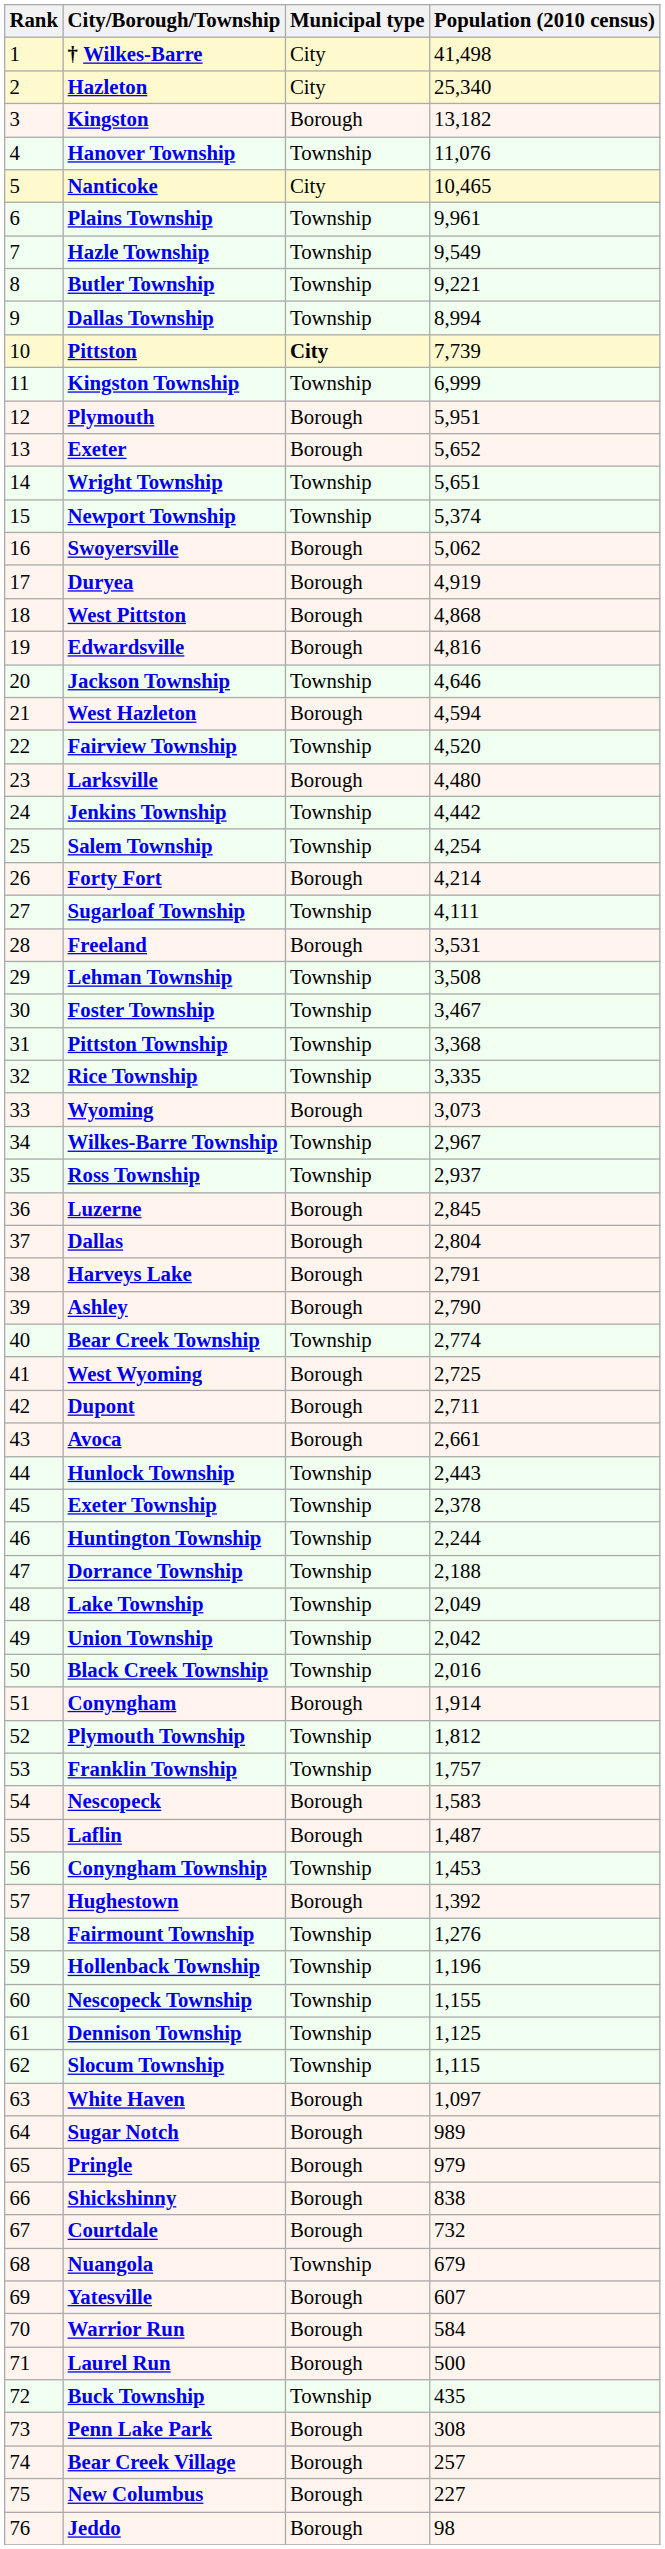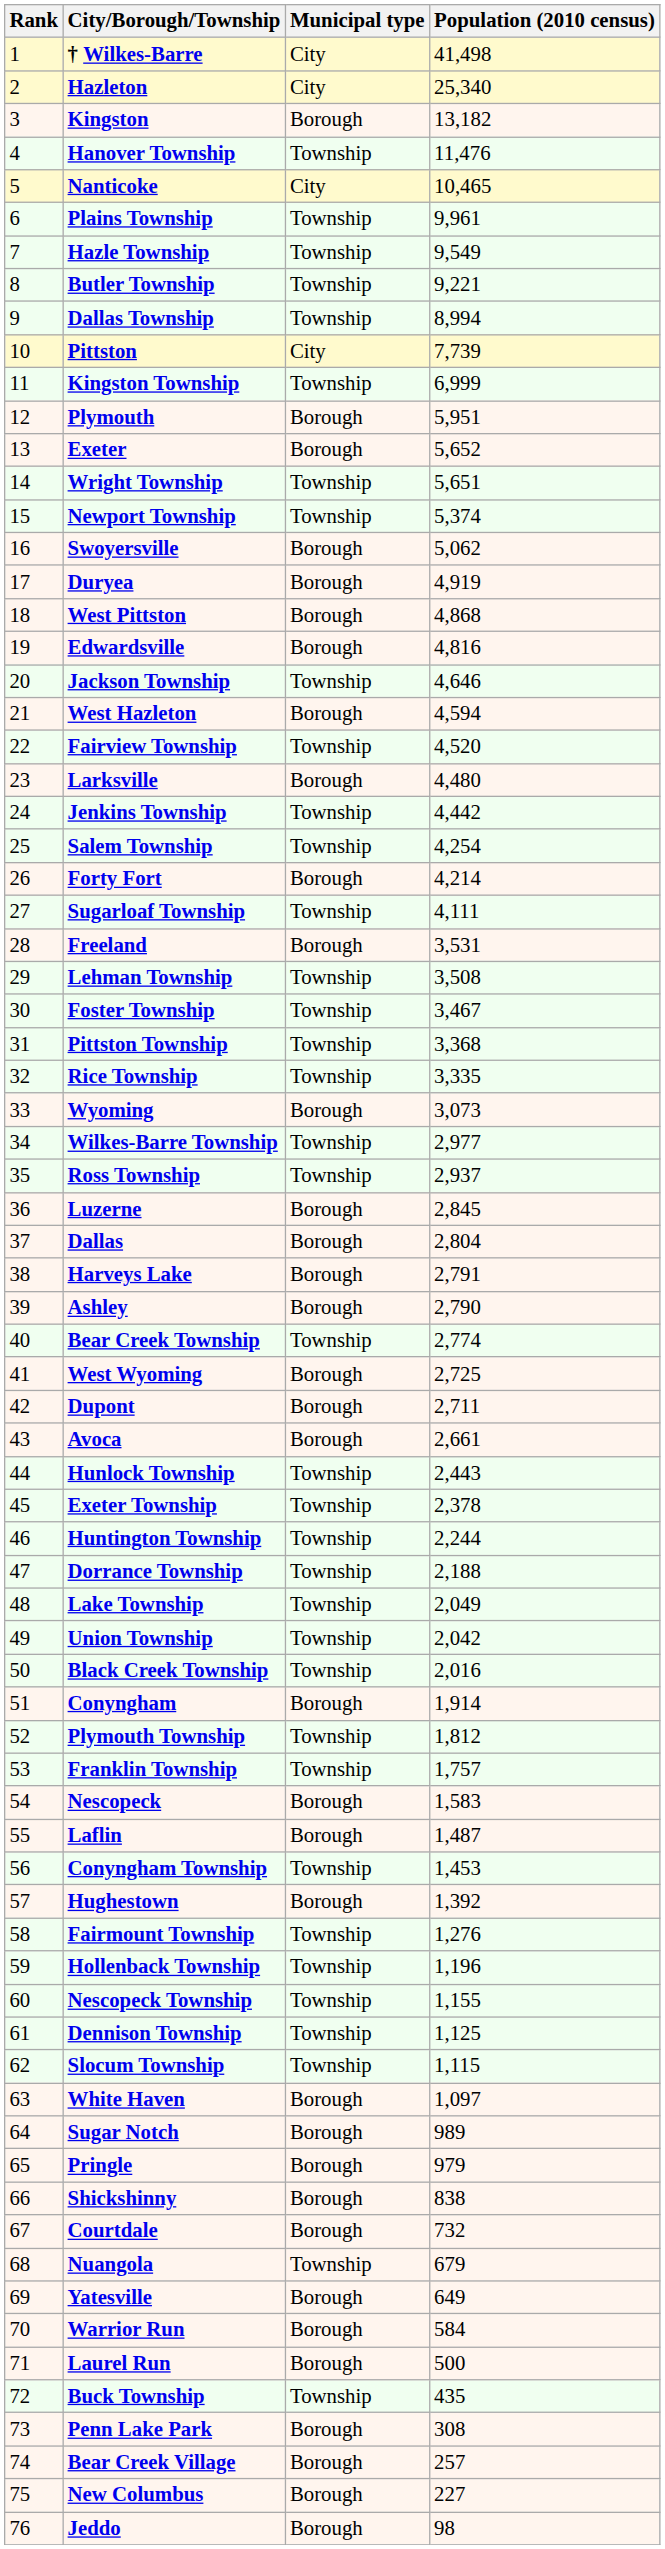(462, 152) 11,076 -> (462, 152) 11,476
(309, 350) bold -> (308, 350) normal
(458, 1142) 2,967 -> (458, 1142) 2,977
(450, 2297) 607 -> (450, 2297) 649
